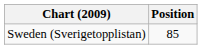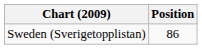(173, 34) 85 -> (173, 34) 86
